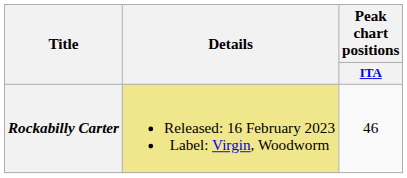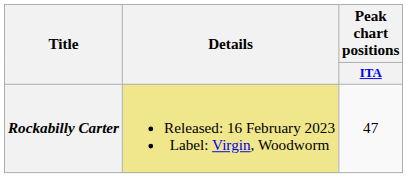(371, 128) 46 -> (371, 128) 47
